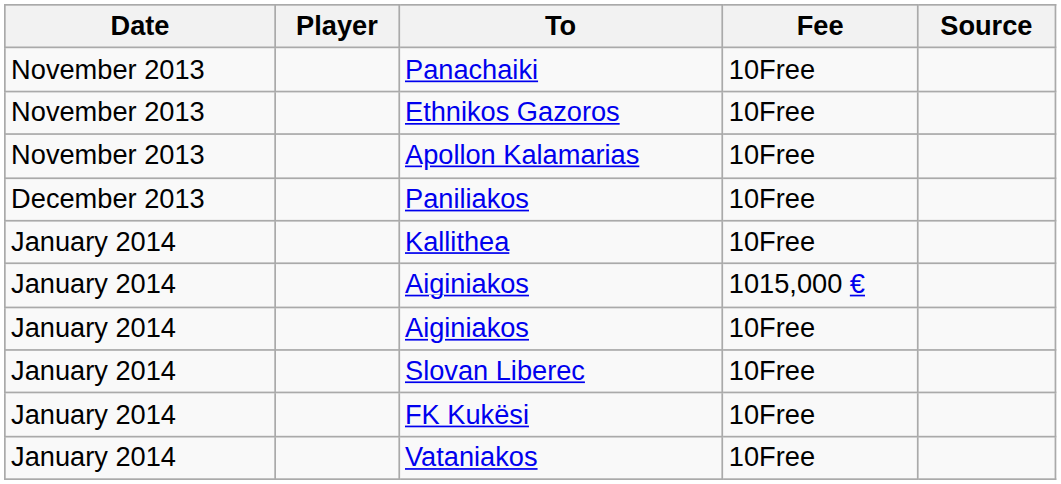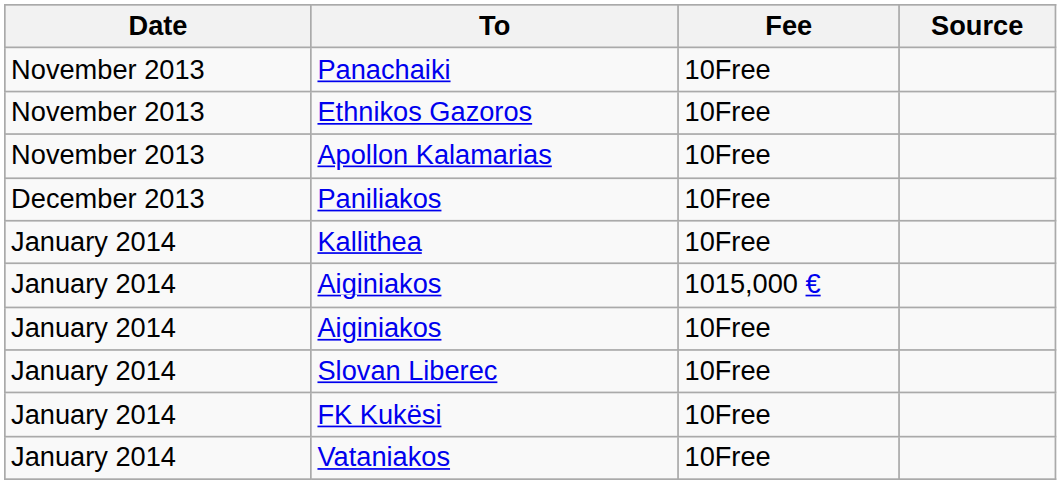- column: (337, 26)
